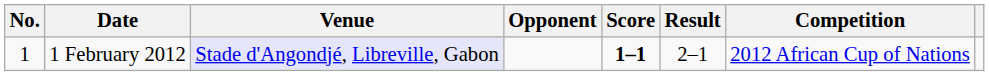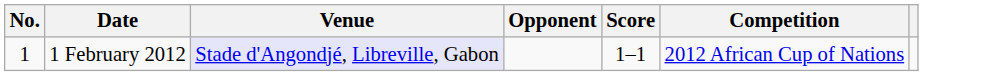- column: (693, 20)
(631, 53) bold -> (631, 53) normal
